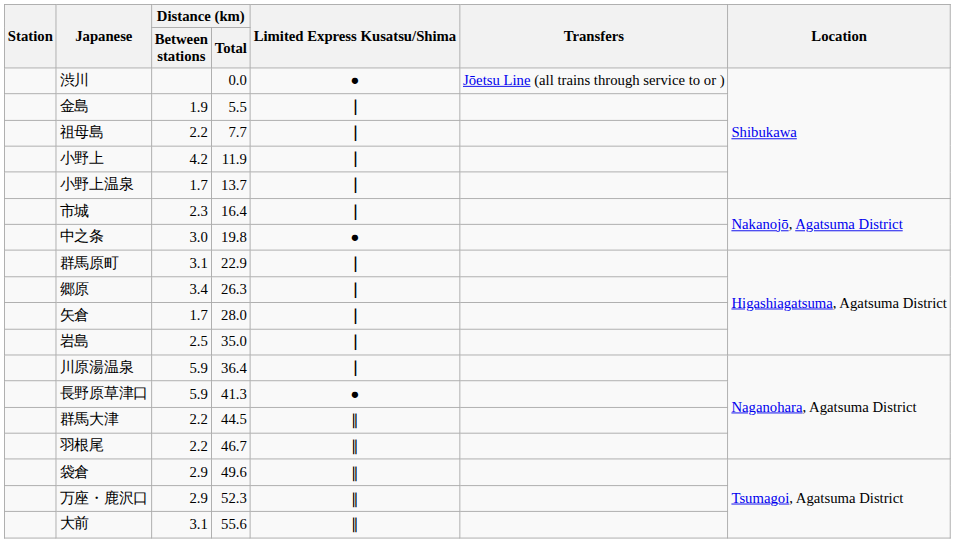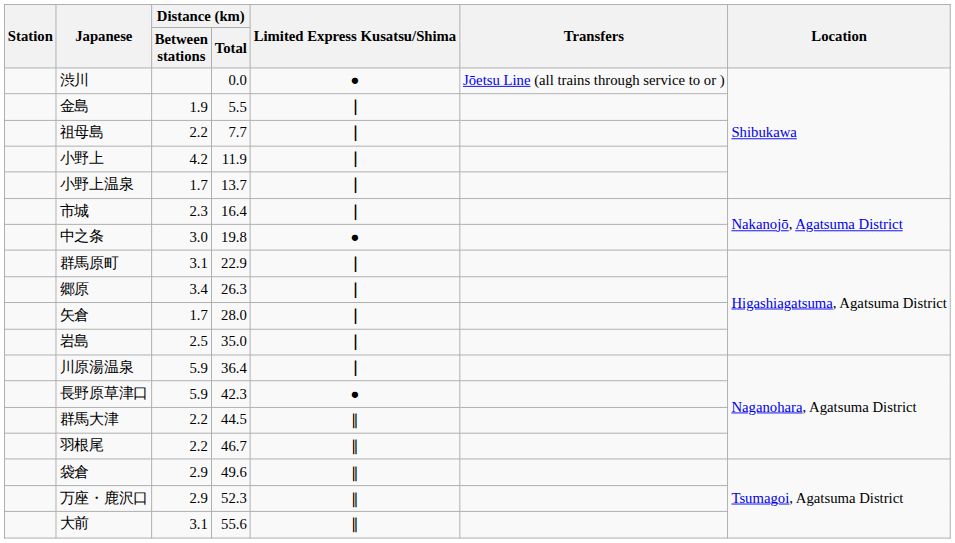(234, 394) 41.3 -> (234, 394) 42.3
